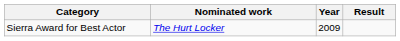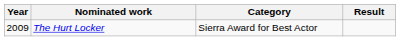columns swapped: (329, 12) <-> (78, 12)
